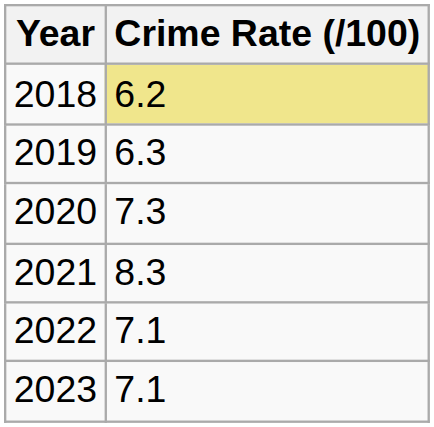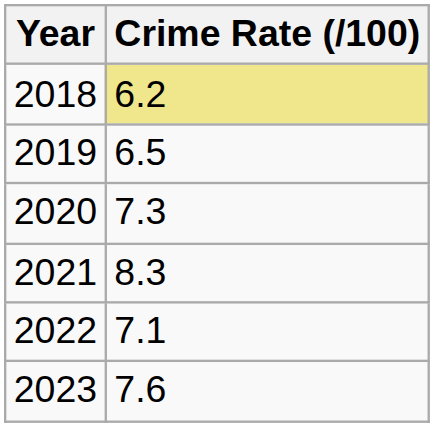(140, 152) 6.3 -> (140, 152) 6.5
(140, 390) 7.1 -> (140, 390) 7.6
